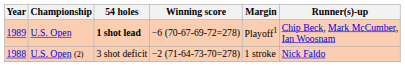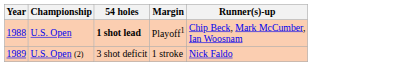- column: (196, 12)
(16, 33) 1989 -> (16, 33) 1988
(16, 54) 1988 -> (16, 54) 1989
